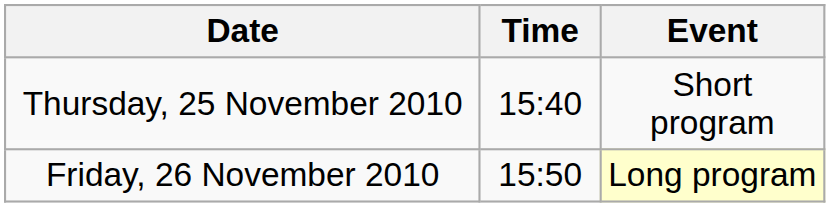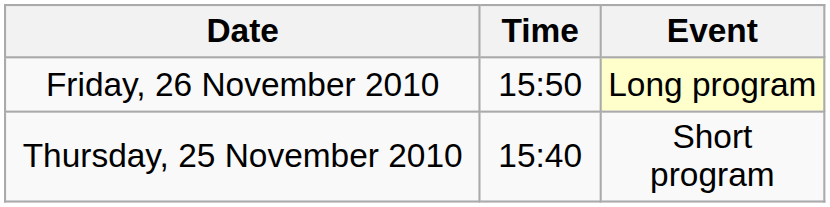rows swapped: (243, 102) <-> (243, 174)
